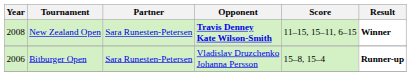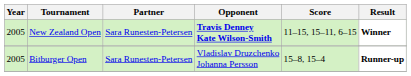(16, 33) 2008 -> (16, 33) 2005
(16, 59) 2006 -> (16, 59) 2005
